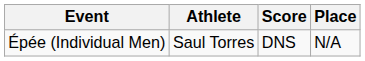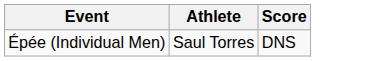- column: (335, 17)
